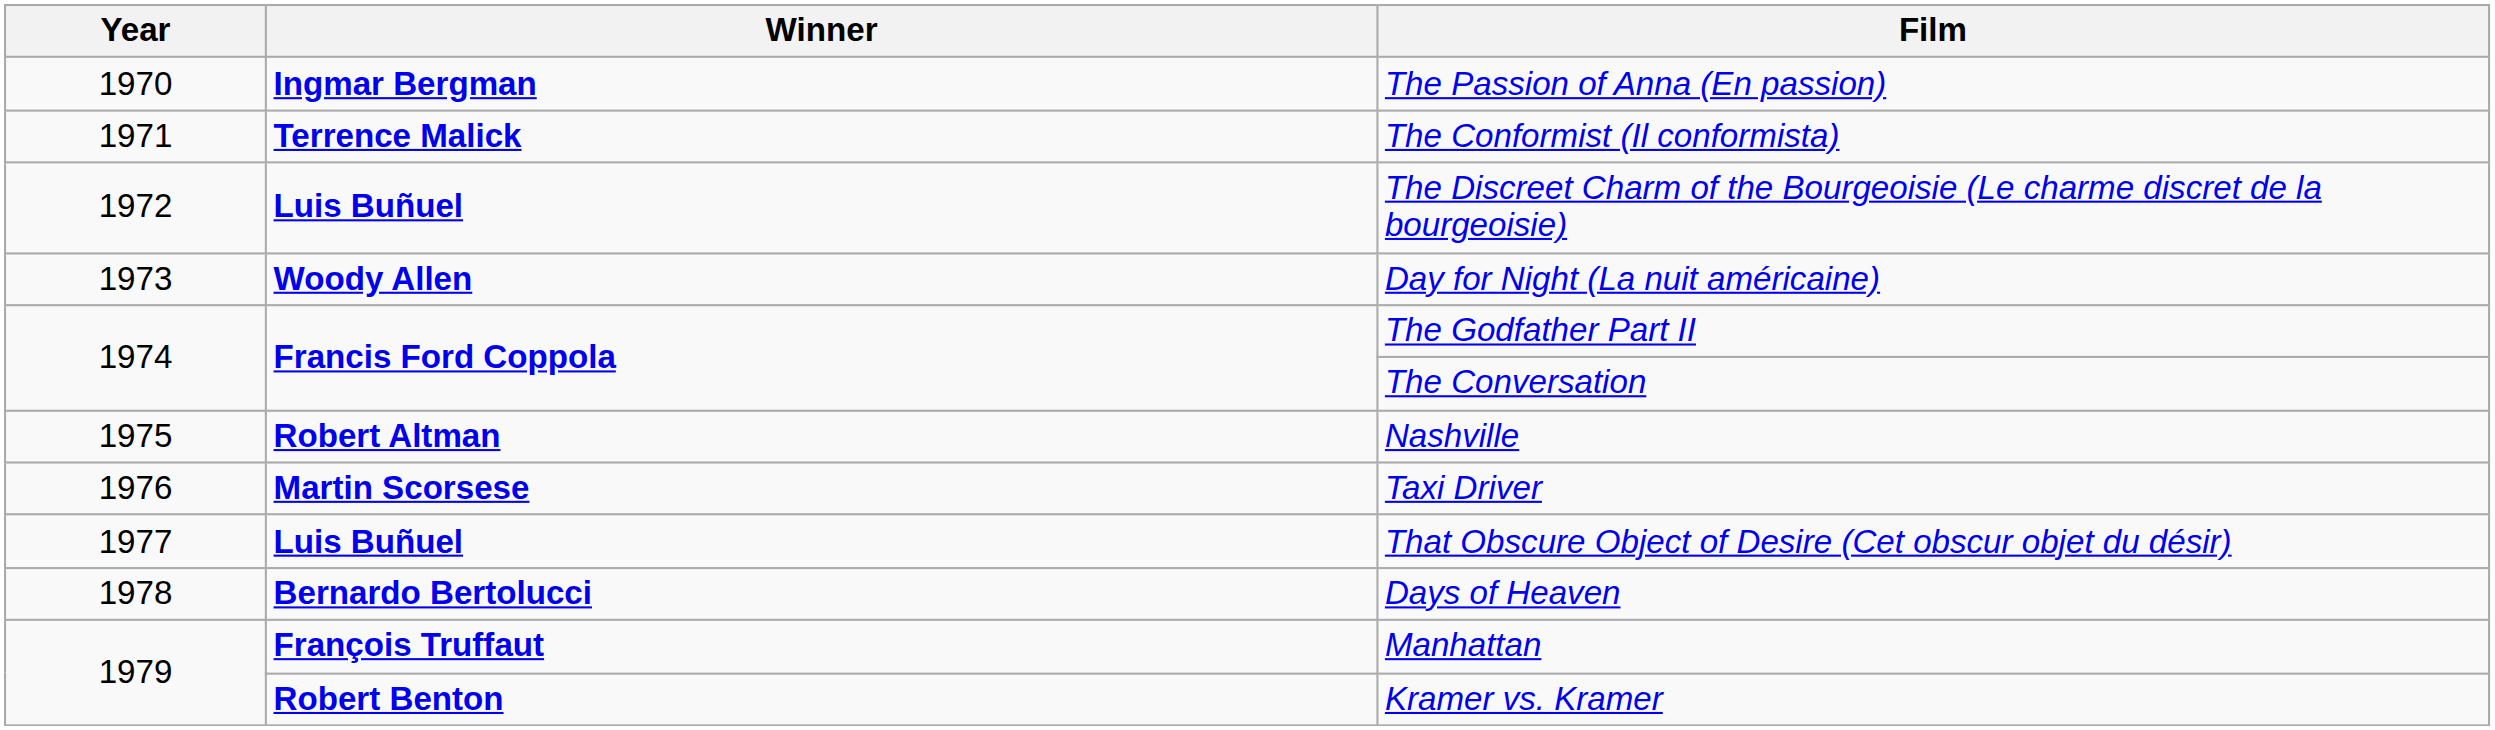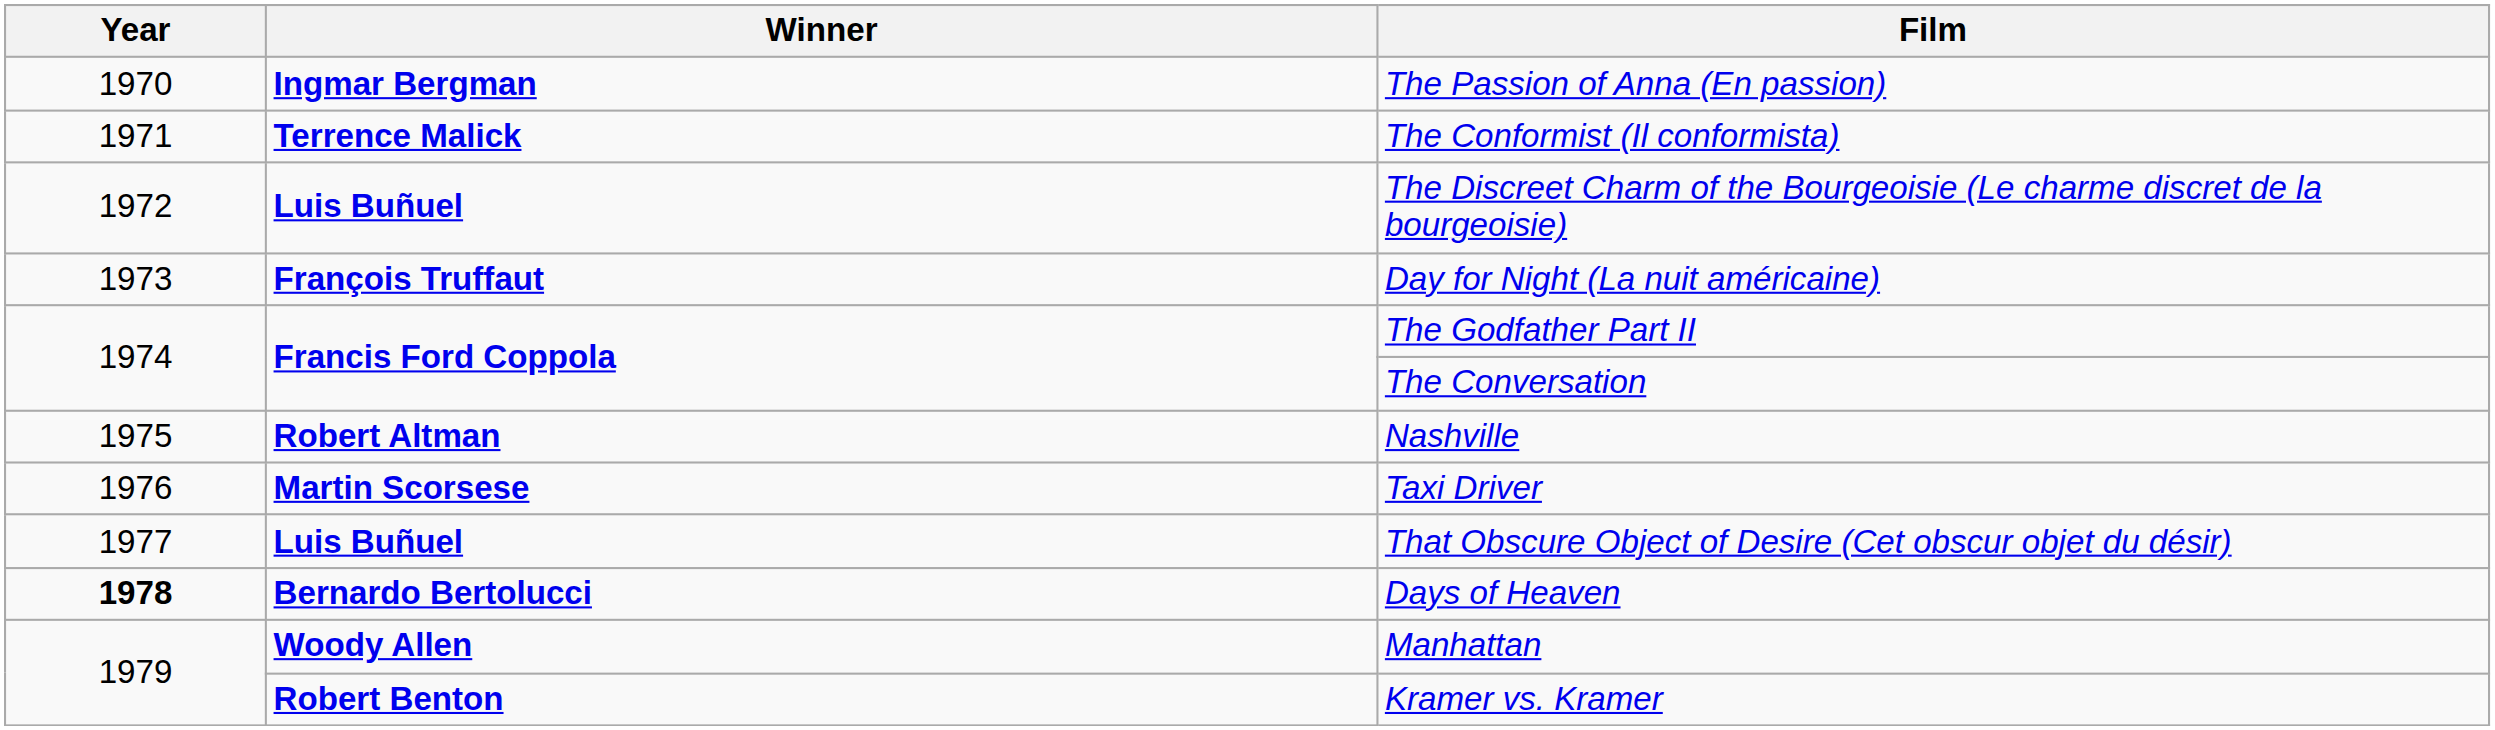(373, 278) Woody Allen -> (409, 278) François Truffaut
(135, 593) normal -> (135, 593) bold
(409, 645) François Truffaut -> (373, 645) Woody Allen
